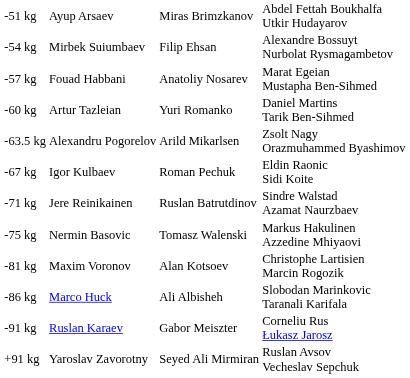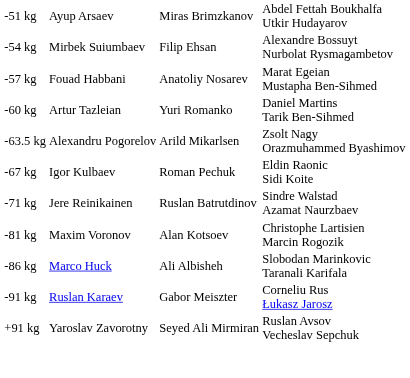- row: (20, 234)
